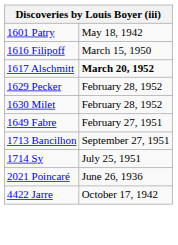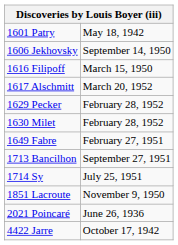+ row: (42, 50)
(118, 68) bold -> (118, 86) normal
+ row: (39, 194)
